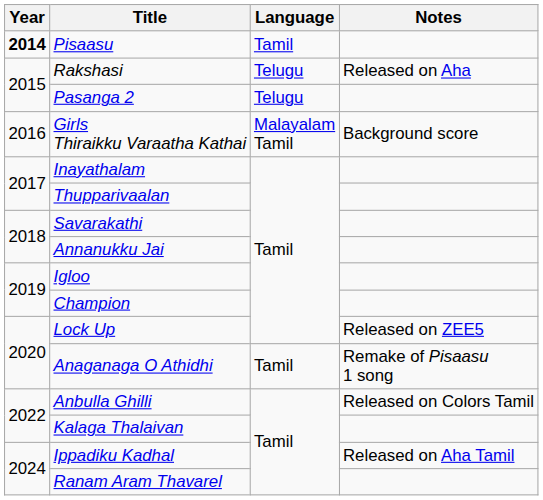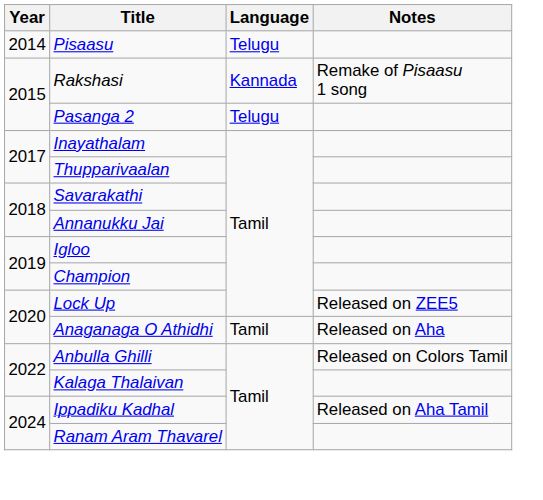(27, 44) bold -> (27, 44) normal
(274, 44) Tamil -> (254, 44) Telugu
(279, 71) Telugu -> (263, 80) Kannada
(407, 71) Released on Aha -> (390, 80) Remake of Pisaasu 1 song
- row: (150, 133)
(416, 365) Remake of Pisaasu 1 song -> (381, 329) Released on Aha
